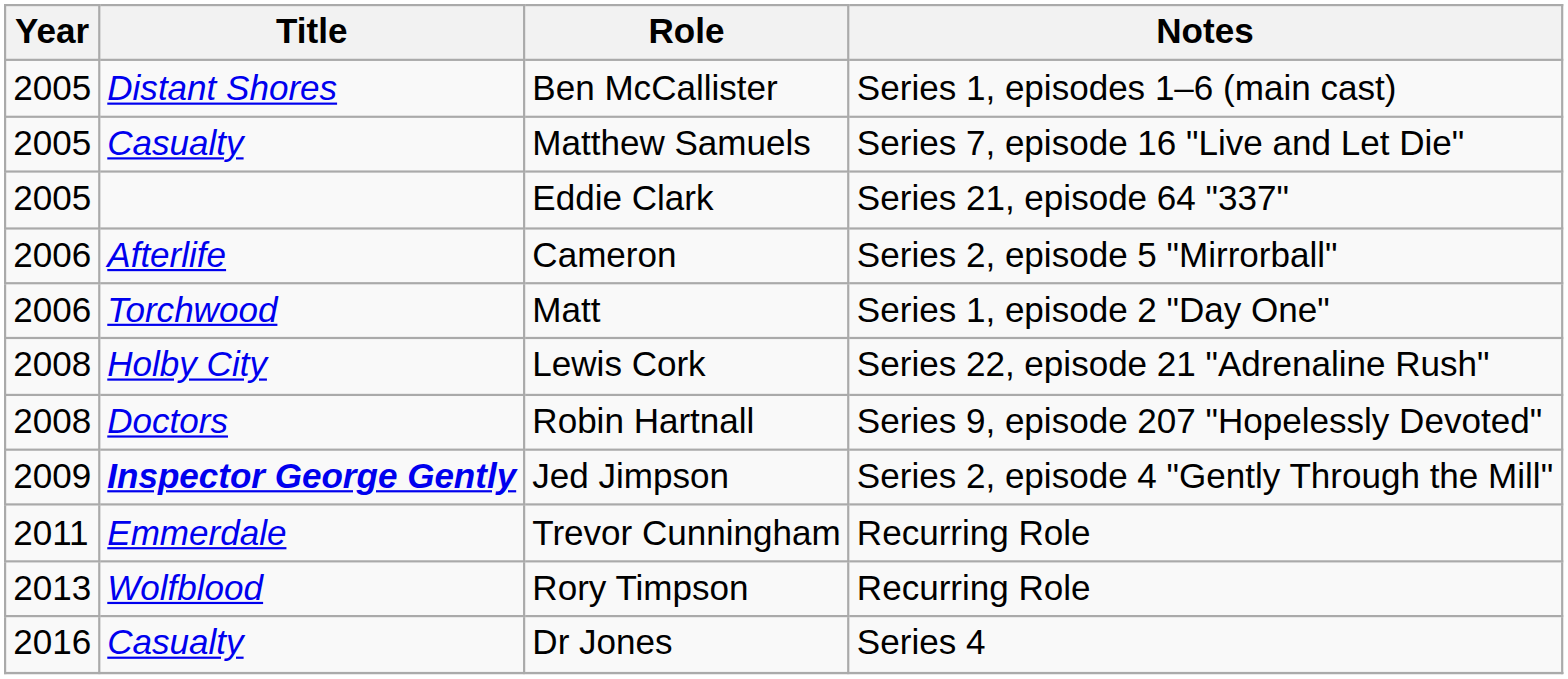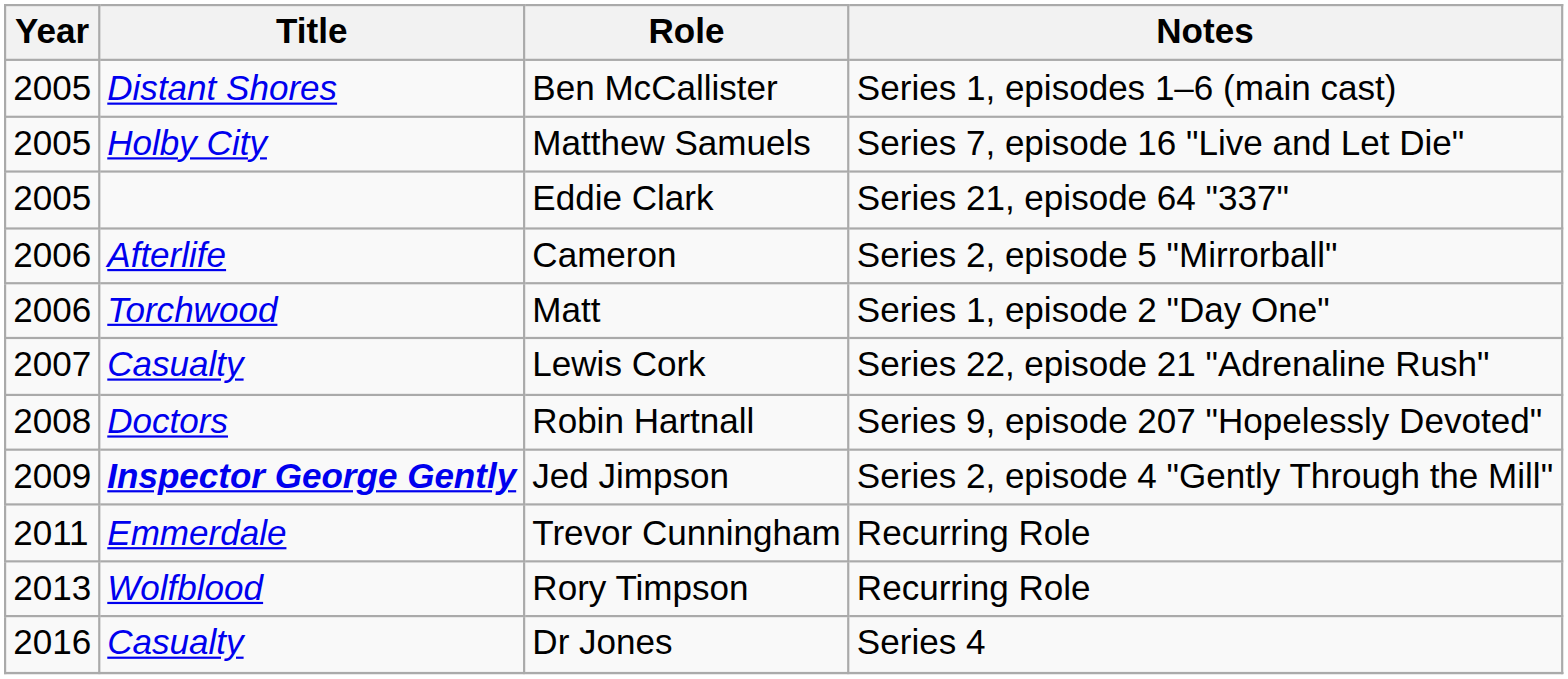(175, 143) Casualty -> (187, 143) Holby City
(52, 365) 2008 -> (52, 365) 2007
(187, 365) Holby City -> (175, 365) Casualty
